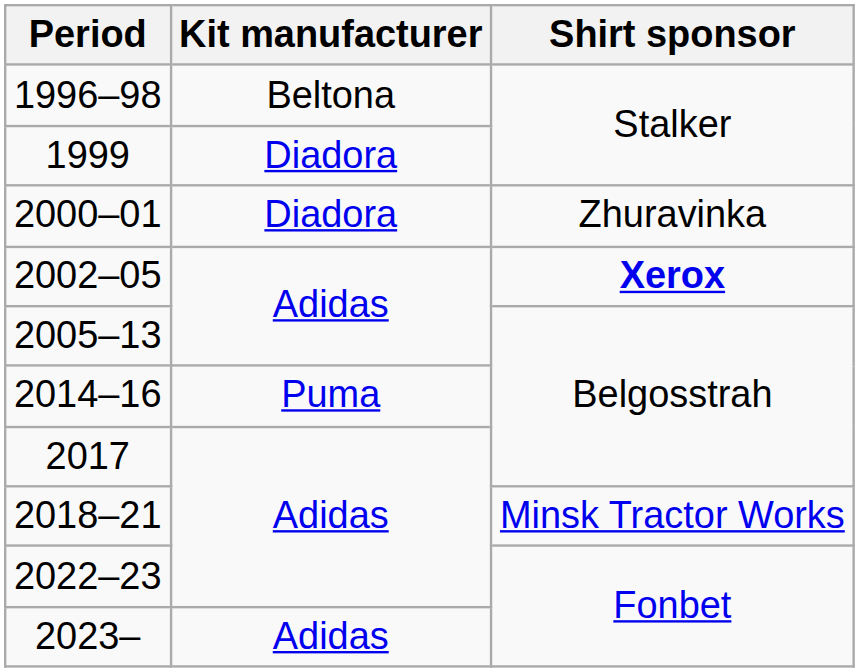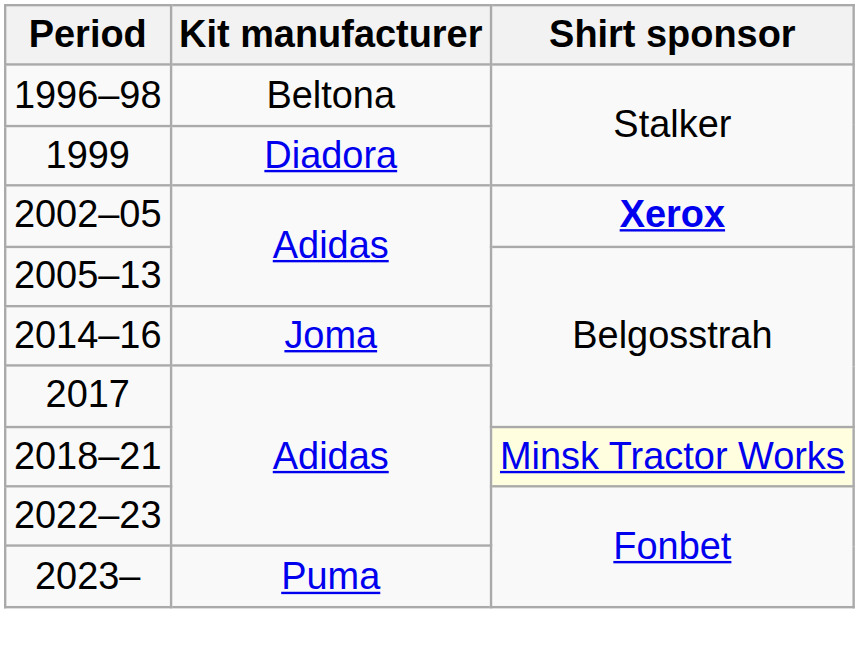- row: (88, 214)
(331, 395) Puma -> (331, 335) Joma
(672, 515) no background -> (672, 455) lightyellow background
(331, 635) Adidas -> (331, 575) Puma
